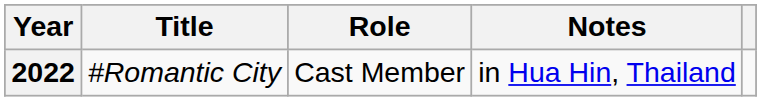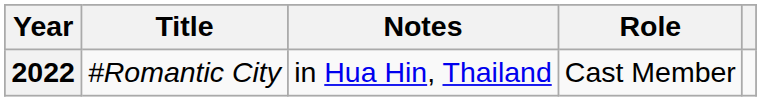columns swapped: (380, 27) <-> (607, 27)
